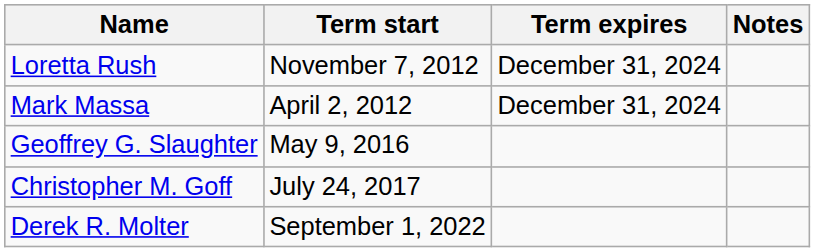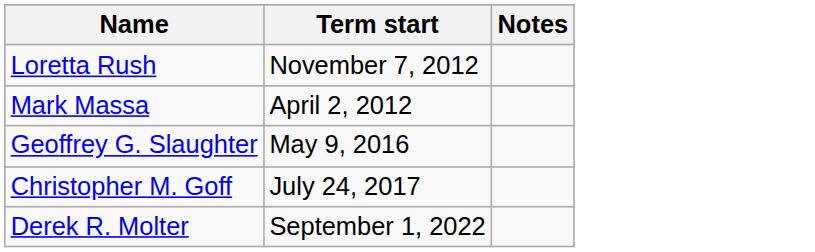- column: (609, 24)
